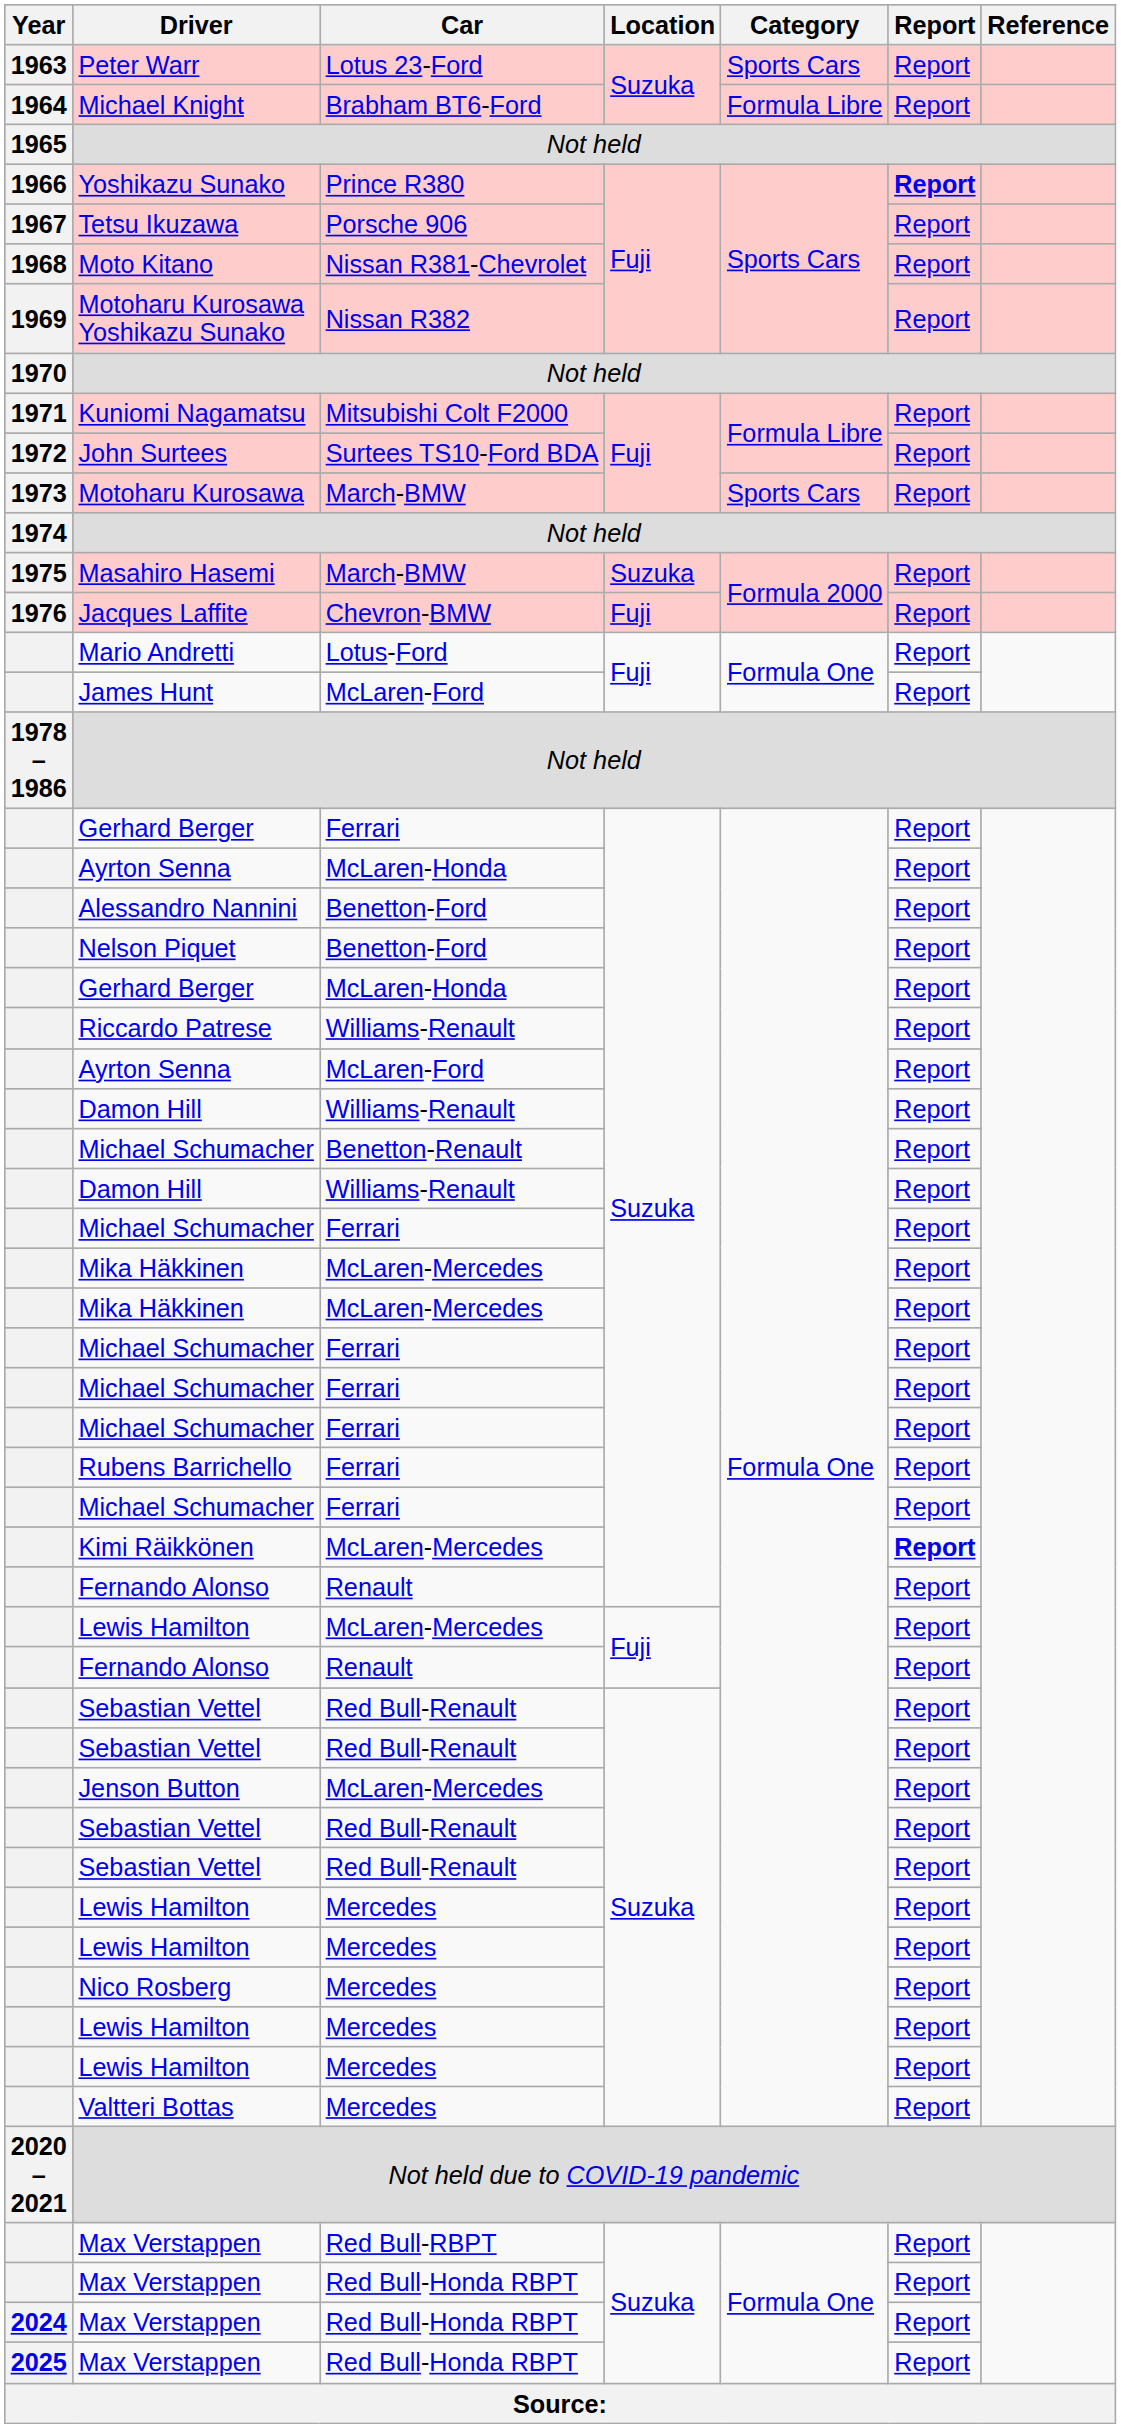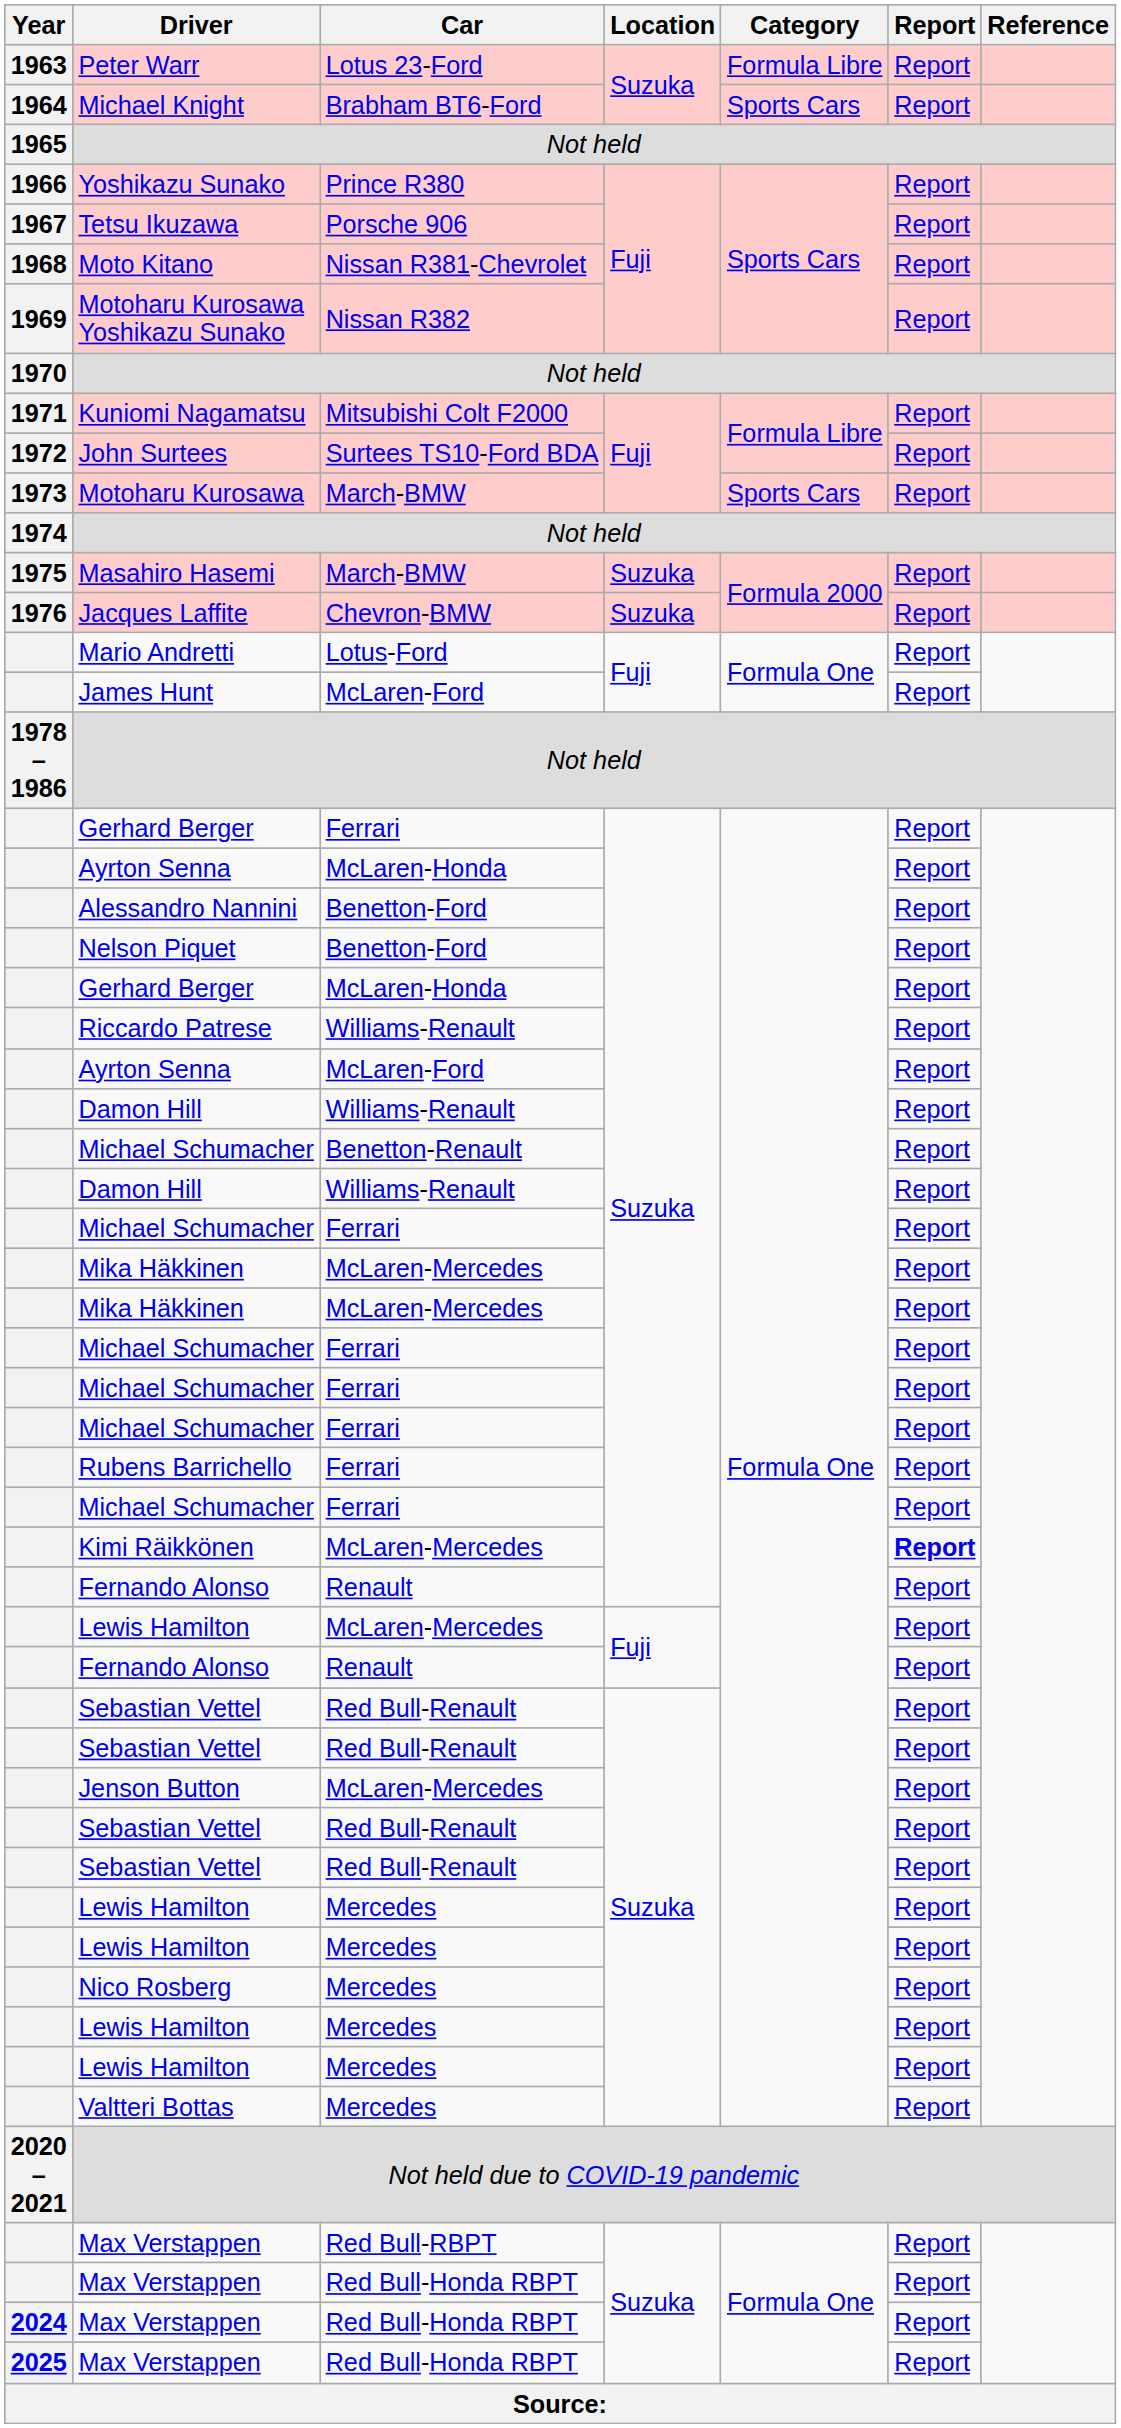(794, 65) Sports Cars -> (805, 65) Formula Libre
(805, 105) Formula Libre -> (794, 105) Sports Cars
(935, 185) bold -> (932, 185) normal
(631, 612) Fuji -> (652, 612) Suzuka
